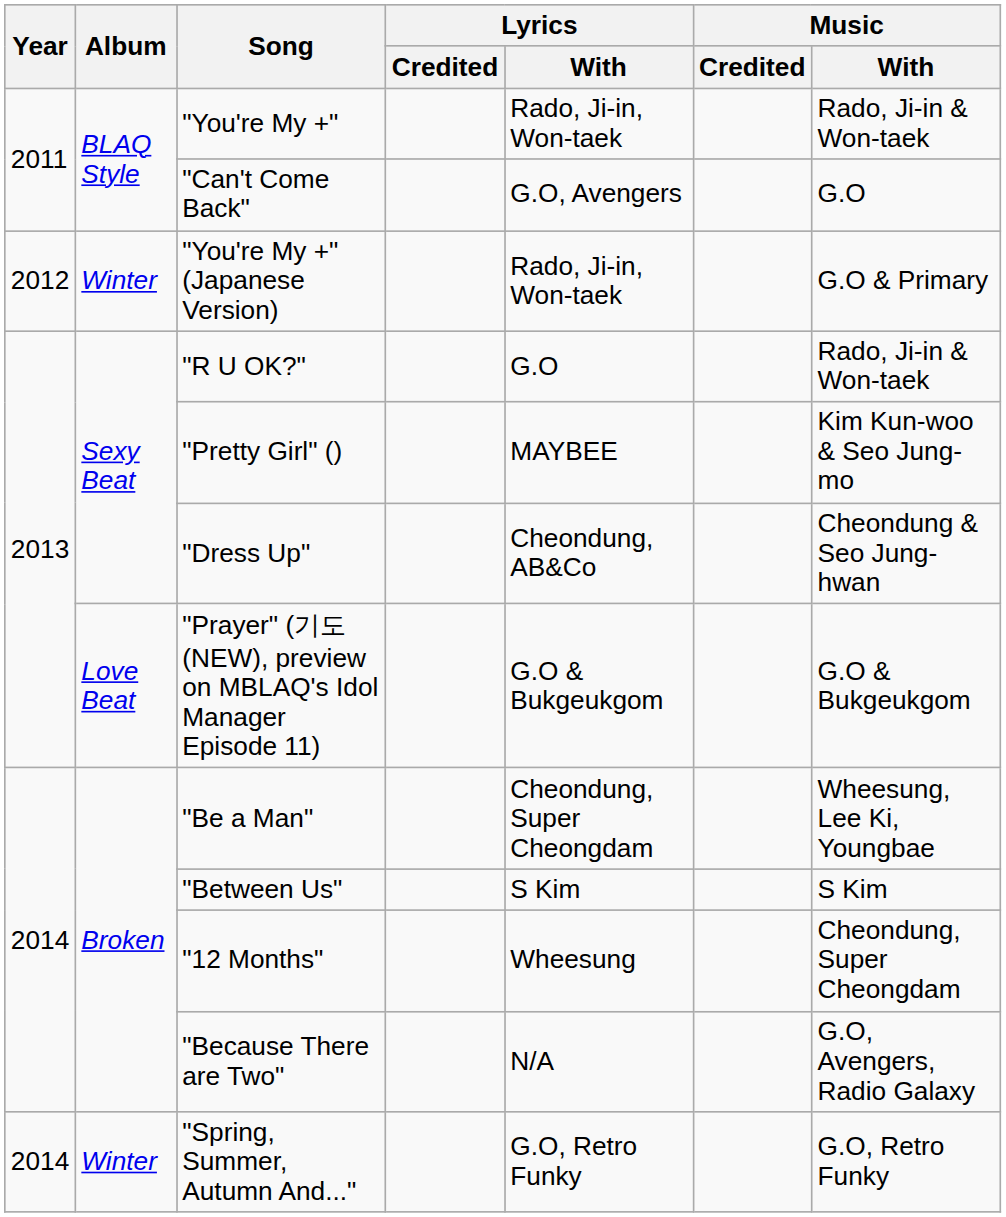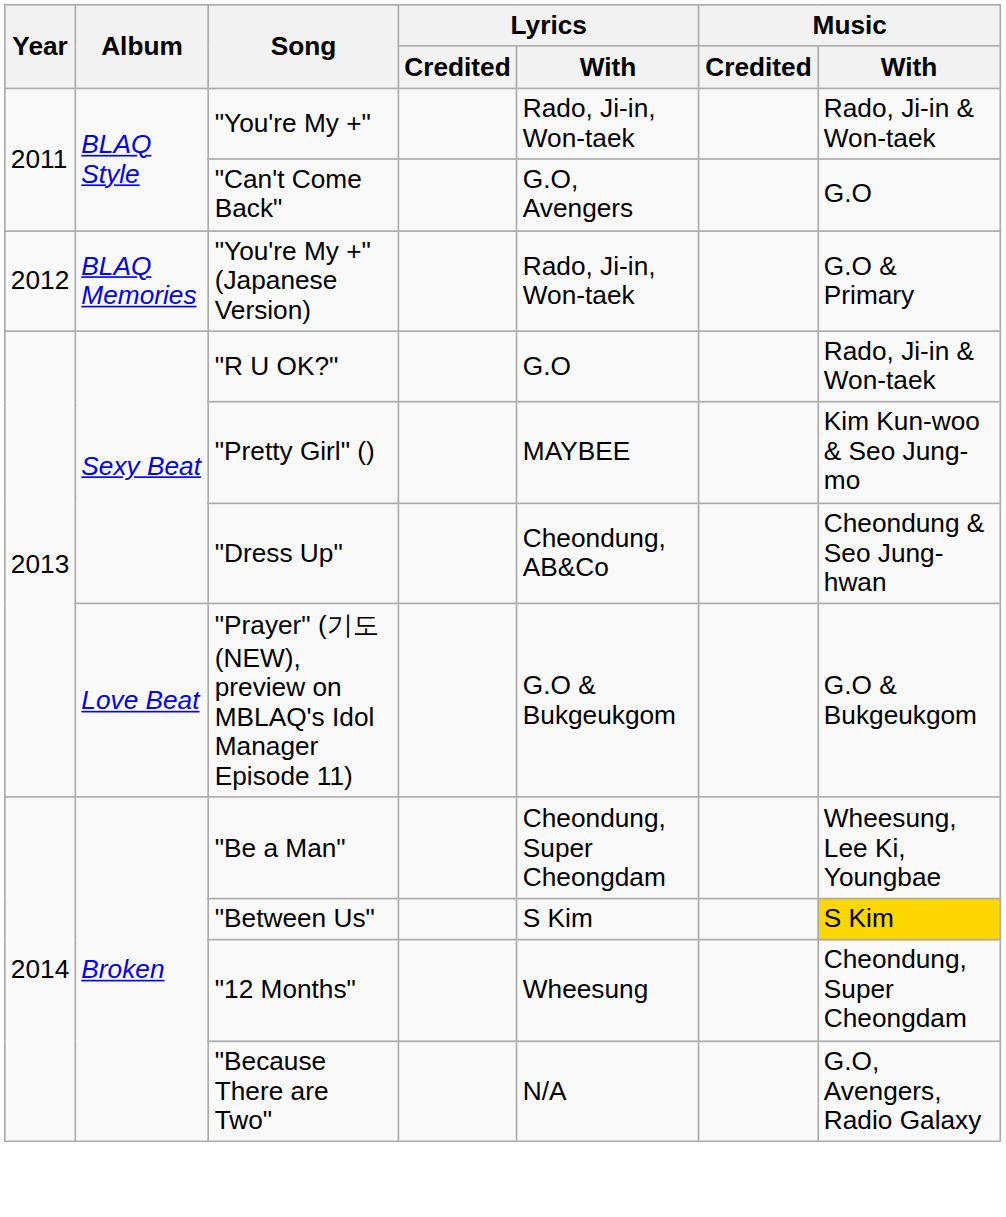(119, 280) Winter -> (139, 280) BLAQ Memories
(853, 889) no background -> (859, 918) gold background
- row: (269, 1161)
